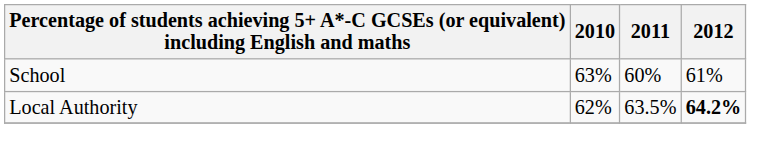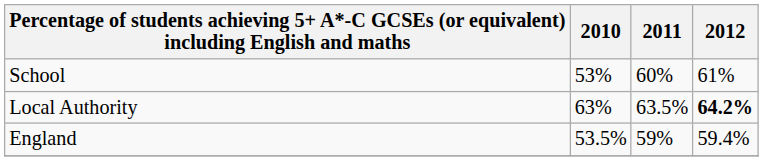(593, 75) 63% -> (593, 75) 53%
(593, 107) 62% -> (593, 107) 63%
+ row: (43, 139)
